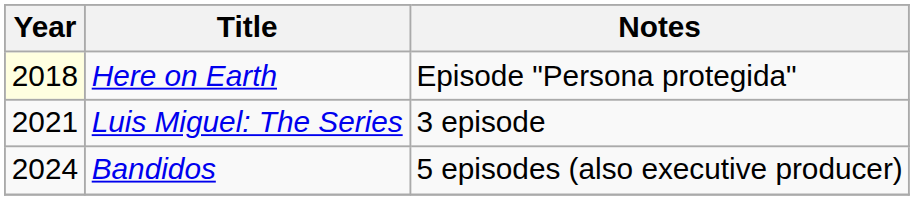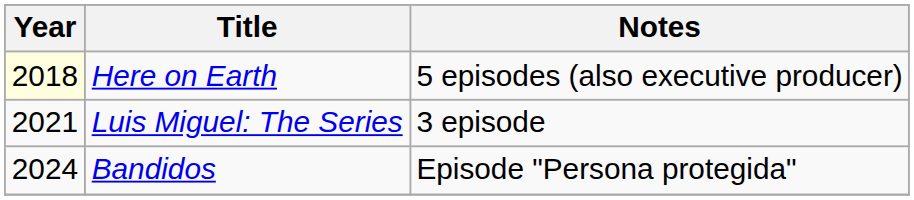(606, 75) Episode "Persona protegida" -> (660, 75) 5 episodes (also executive producer)
(660, 169) 5 episodes (also executive producer) -> (606, 169) Episode "Persona protegida"
